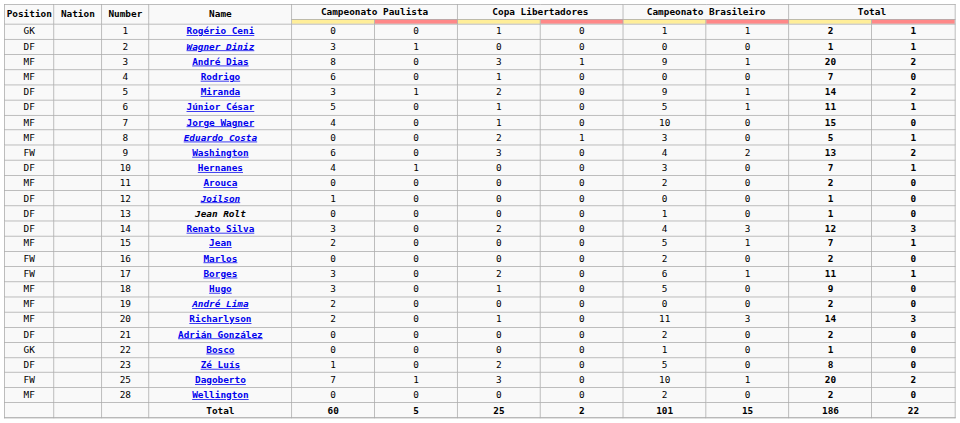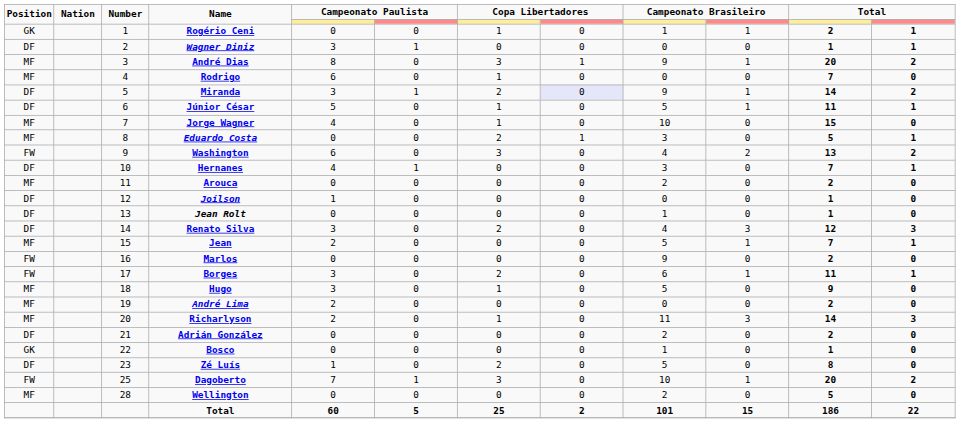(582, 93) no background -> (582, 93) lavender background
(665, 259) 2 -> (665, 259) 9
(830, 396) 2 -> (830, 396) 5
